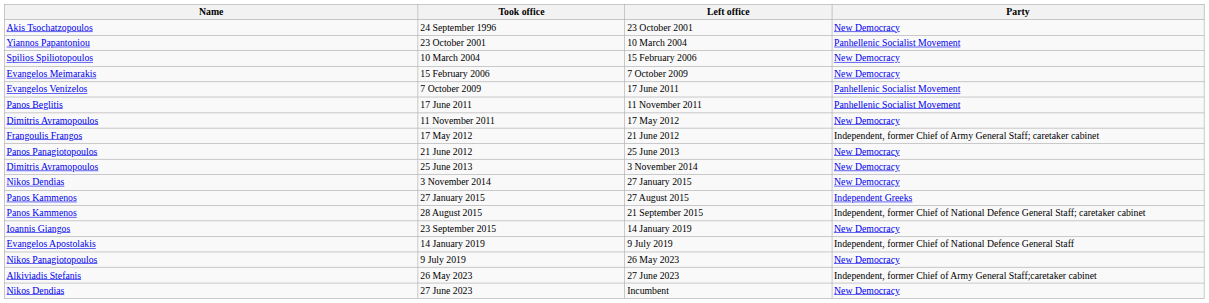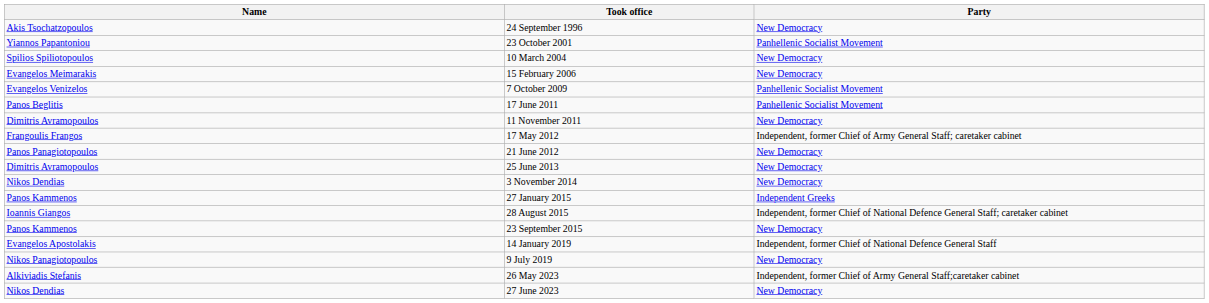- column: (728, 12)
(42, 213) Panos Kammenos -> (38, 213) Ioannis Giangos
(38, 228) Ioannis Giangos -> (42, 228) Panos Kammenos
